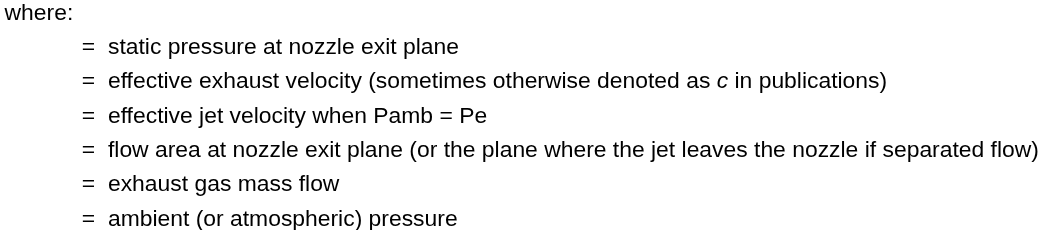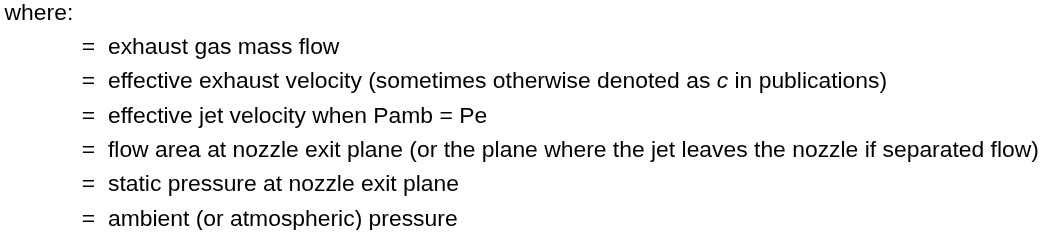rows swapped: (211, 183) <-> (270, 46)
